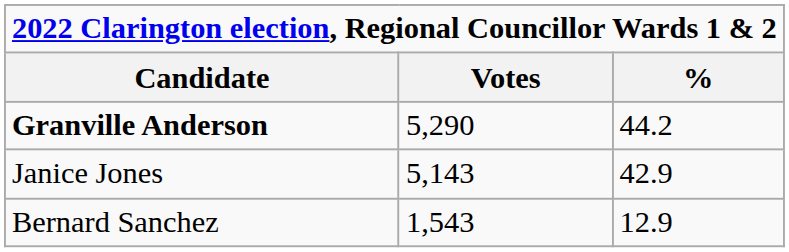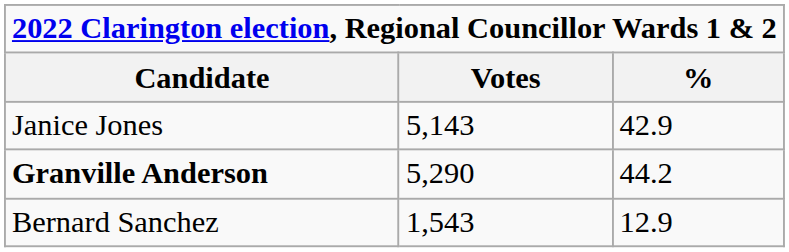rows swapped: (140, 125) <-> (88, 173)
